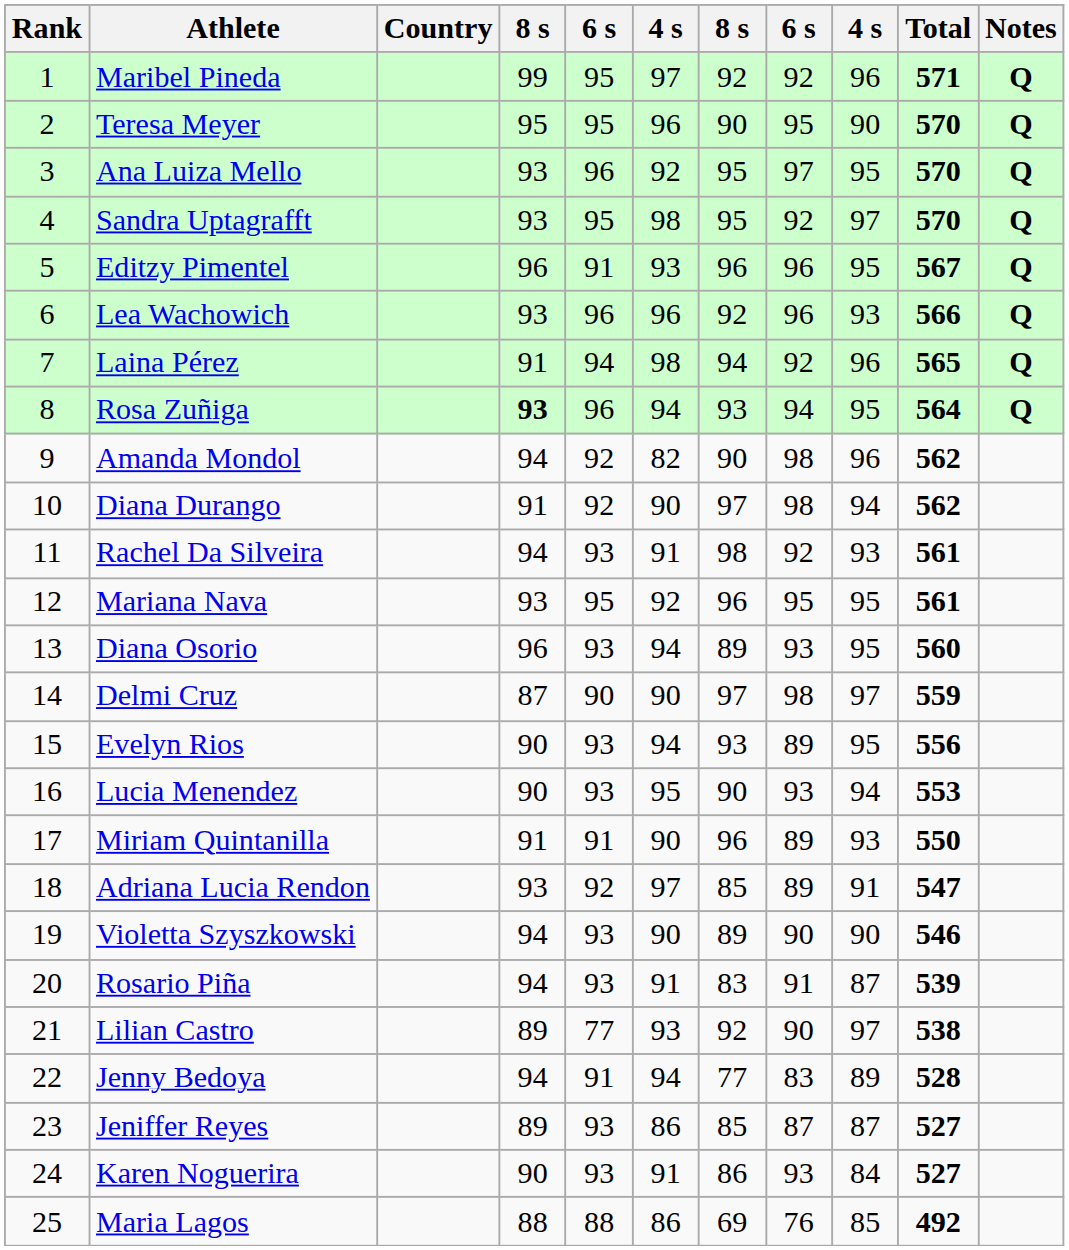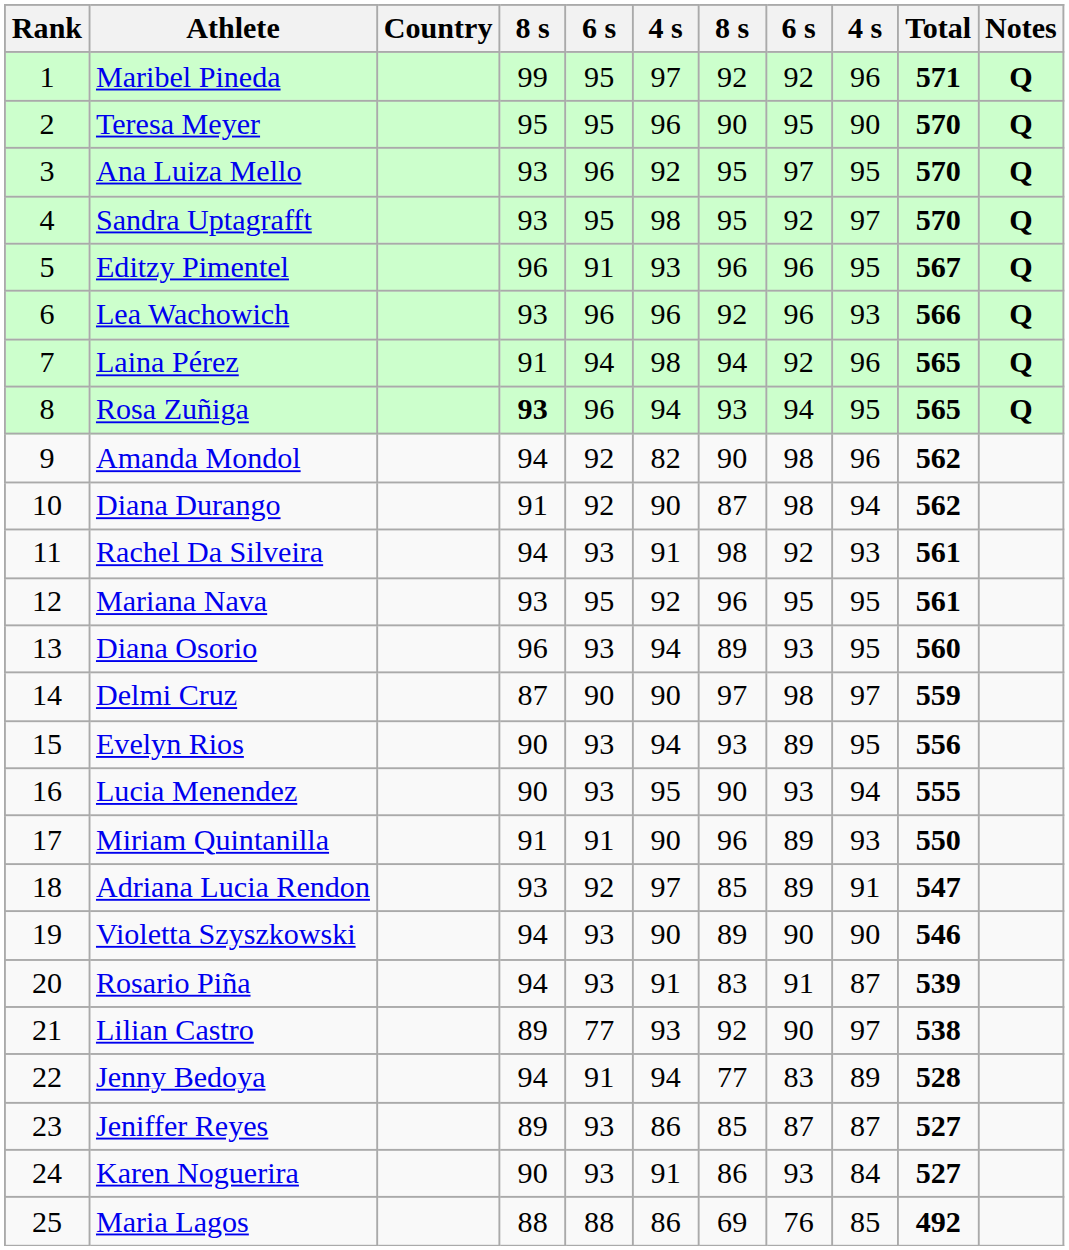(938, 409) 564 -> (938, 409) 565
(732, 505) 97 -> (732, 505) 87
(938, 791) 553 -> (938, 791) 555
